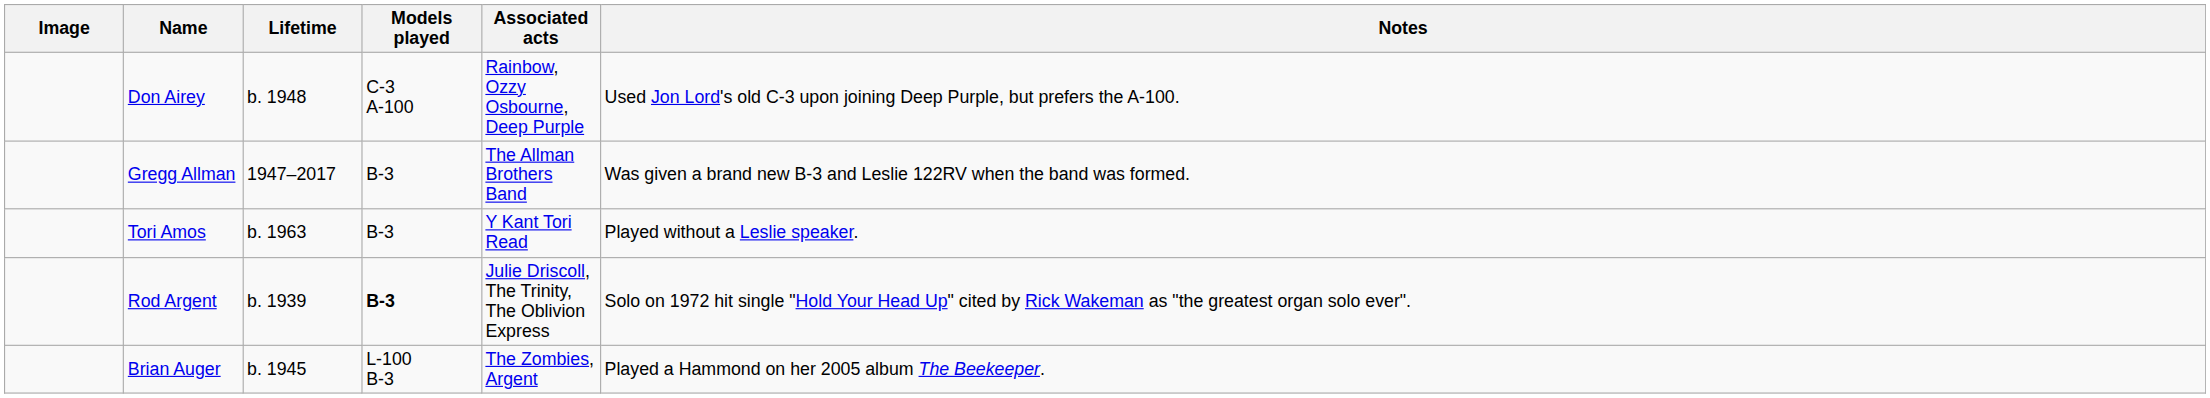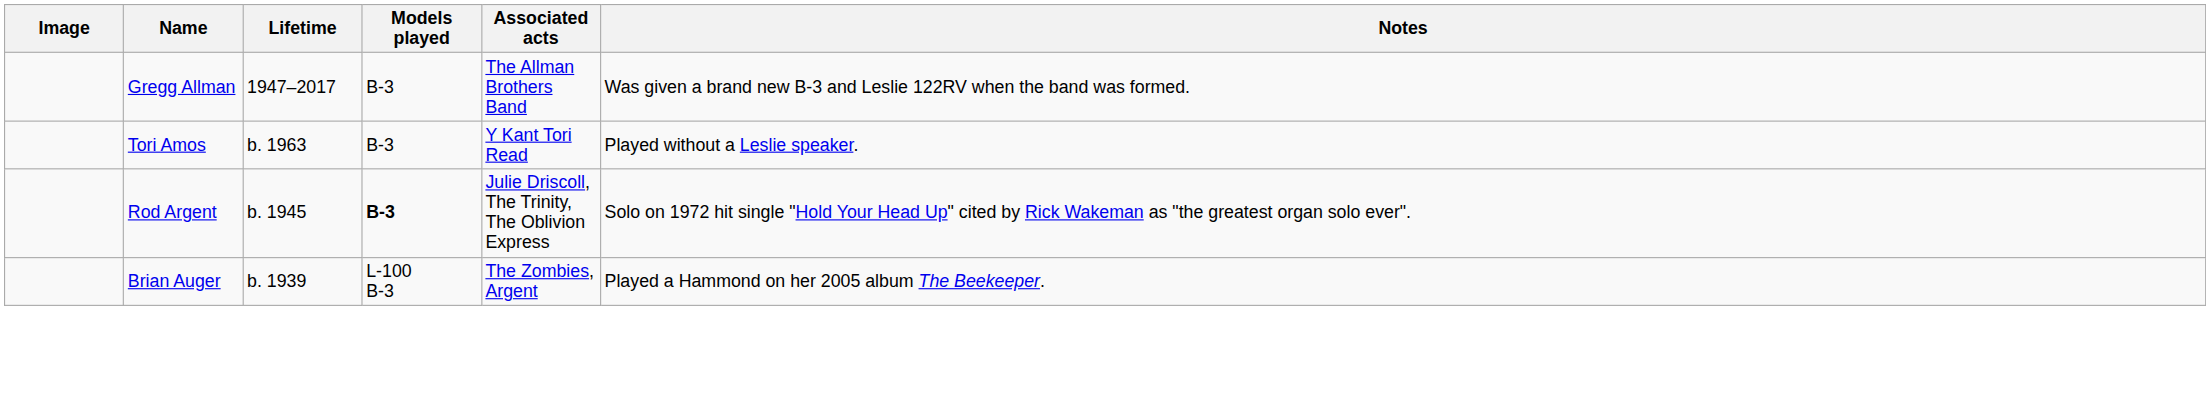- row: (166, 96)
(277, 301) b. 1939 -> (277, 212) b. 1945
(277, 369) b. 1945 -> (277, 281) b. 1939
